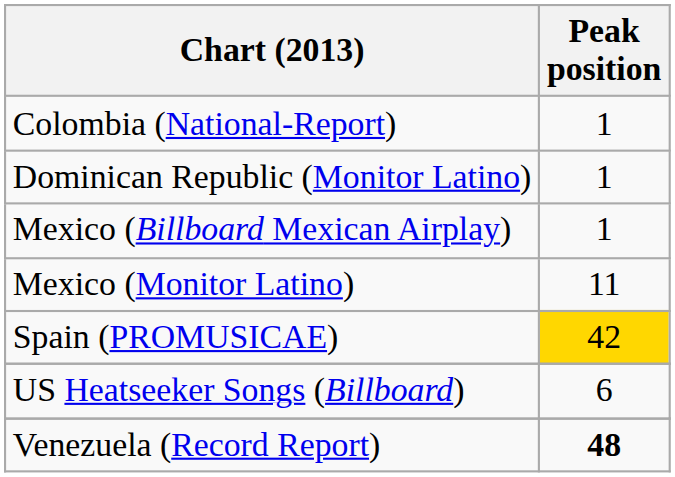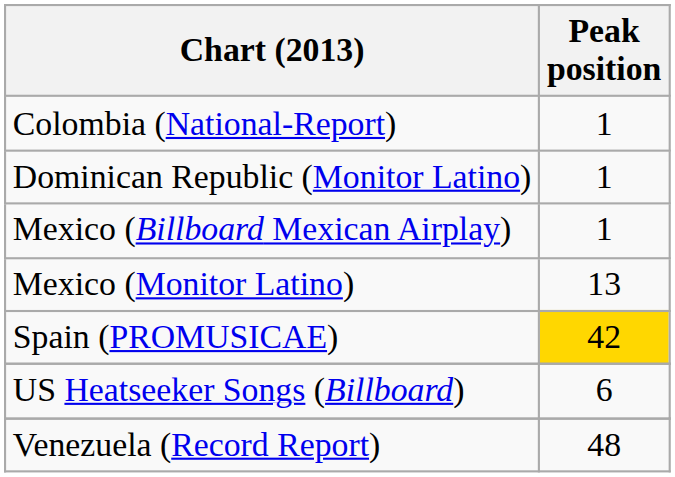(604, 283) 11 -> (604, 283) 13
(604, 444) bold -> (604, 444) normal
